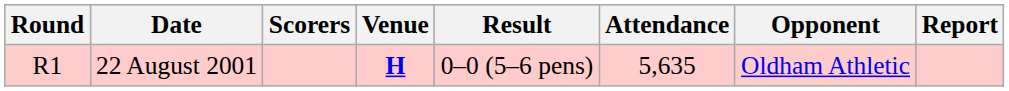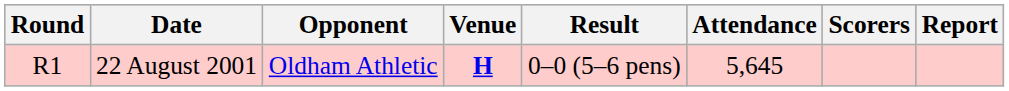columns swapped: (826, 24) <-> (310, 24)
(667, 65) 5,635 -> (755, 65) 5,645
